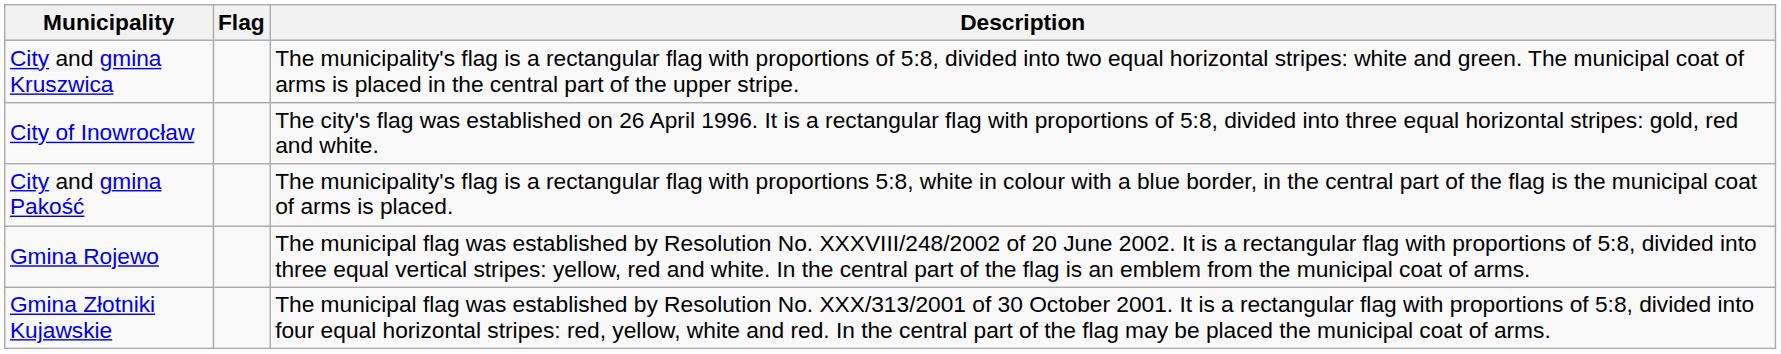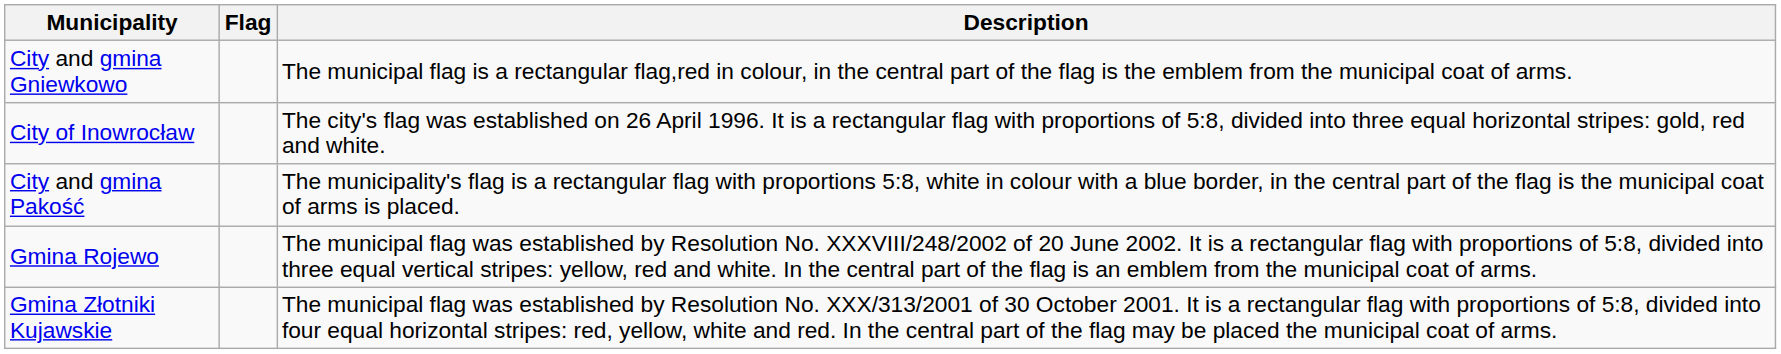+ row: (86, 71)
- row: (86, 71)
